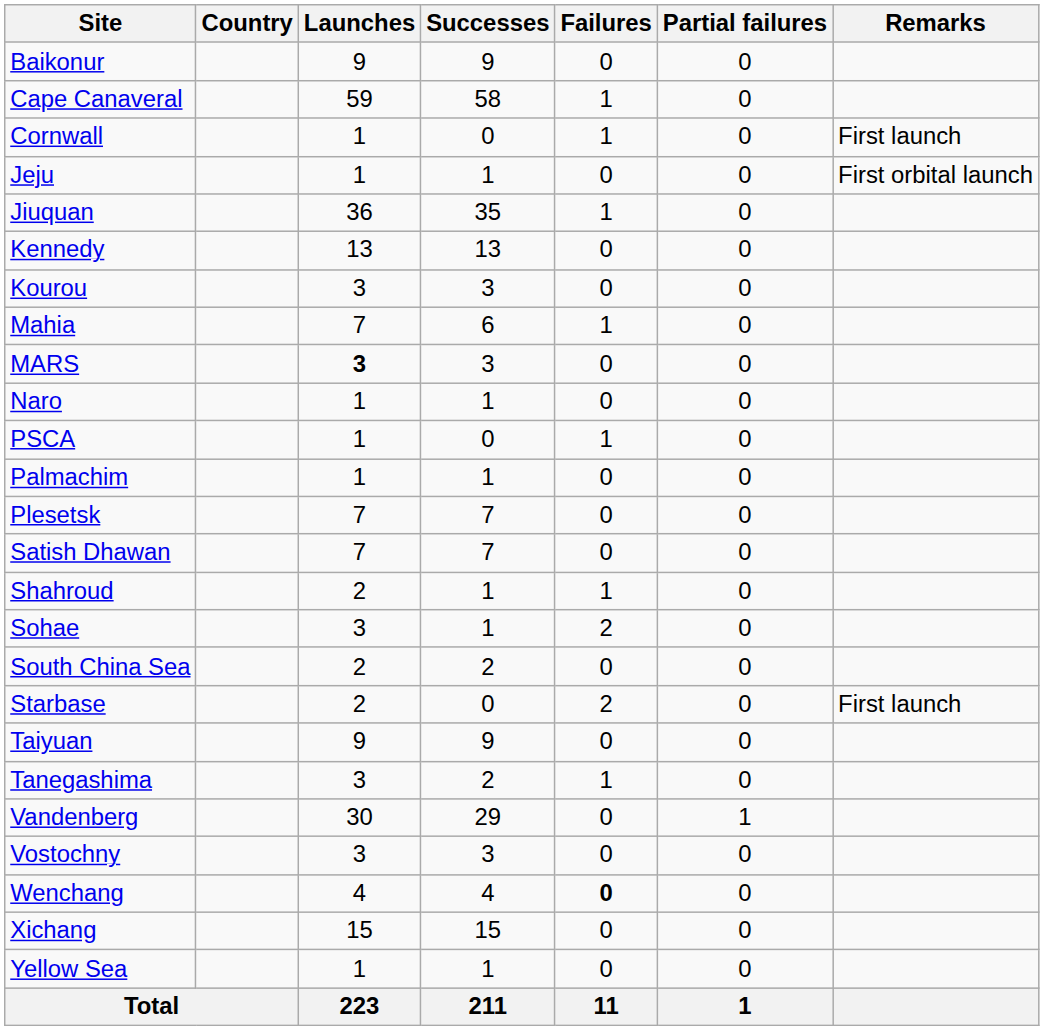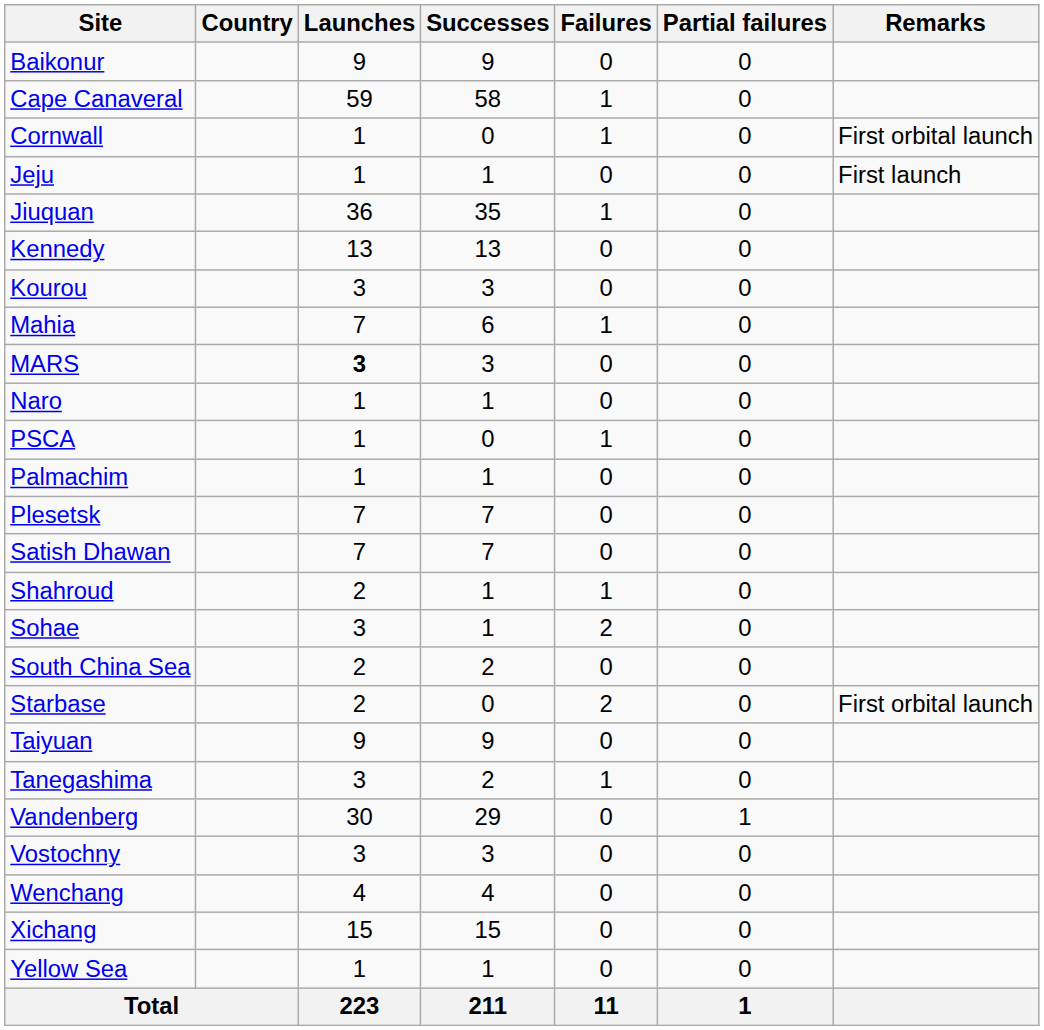(900, 136) First launch -> (936, 136) First orbital launch
(936, 174) First orbital launch -> (900, 174) First launch
(900, 703) First launch -> (936, 703) First orbital launch
(606, 893) bold -> (606, 893) normal
